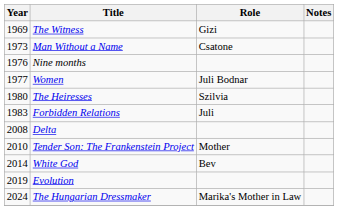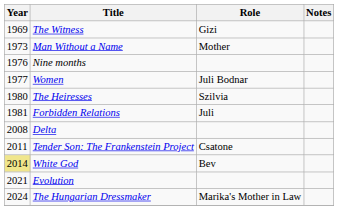(216, 46) Csatone -> (214, 46) Mother
(17, 113) 1983 -> (17, 113) 1981
(17, 146) 2010 -> (17, 146) 2011
(214, 146) Mother -> (216, 146) Csatone
(17, 163) no background -> (17, 163) khaki background
(17, 180) 2019 -> (17, 180) 2021
